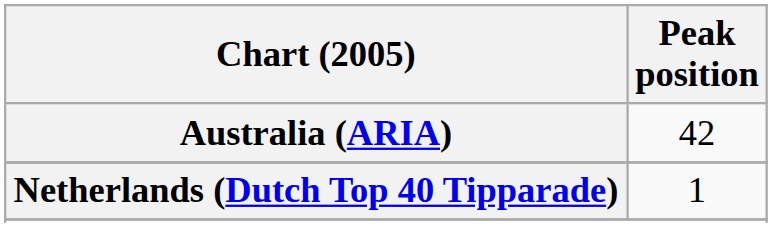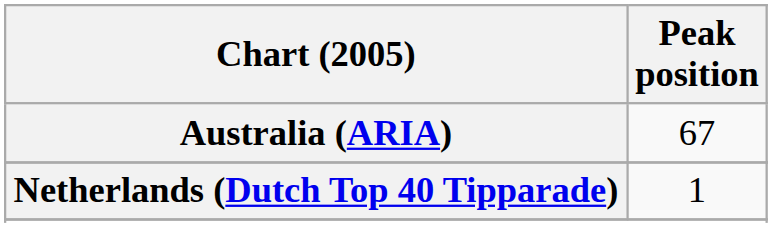(697, 132) 42 -> (697, 132) 67
